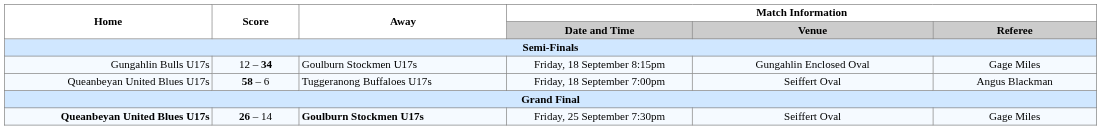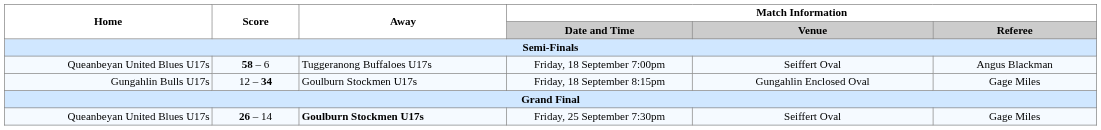rows swapped: (600, 82) <-> (600, 64)
(135, 116) bold -> (138, 116) normal
